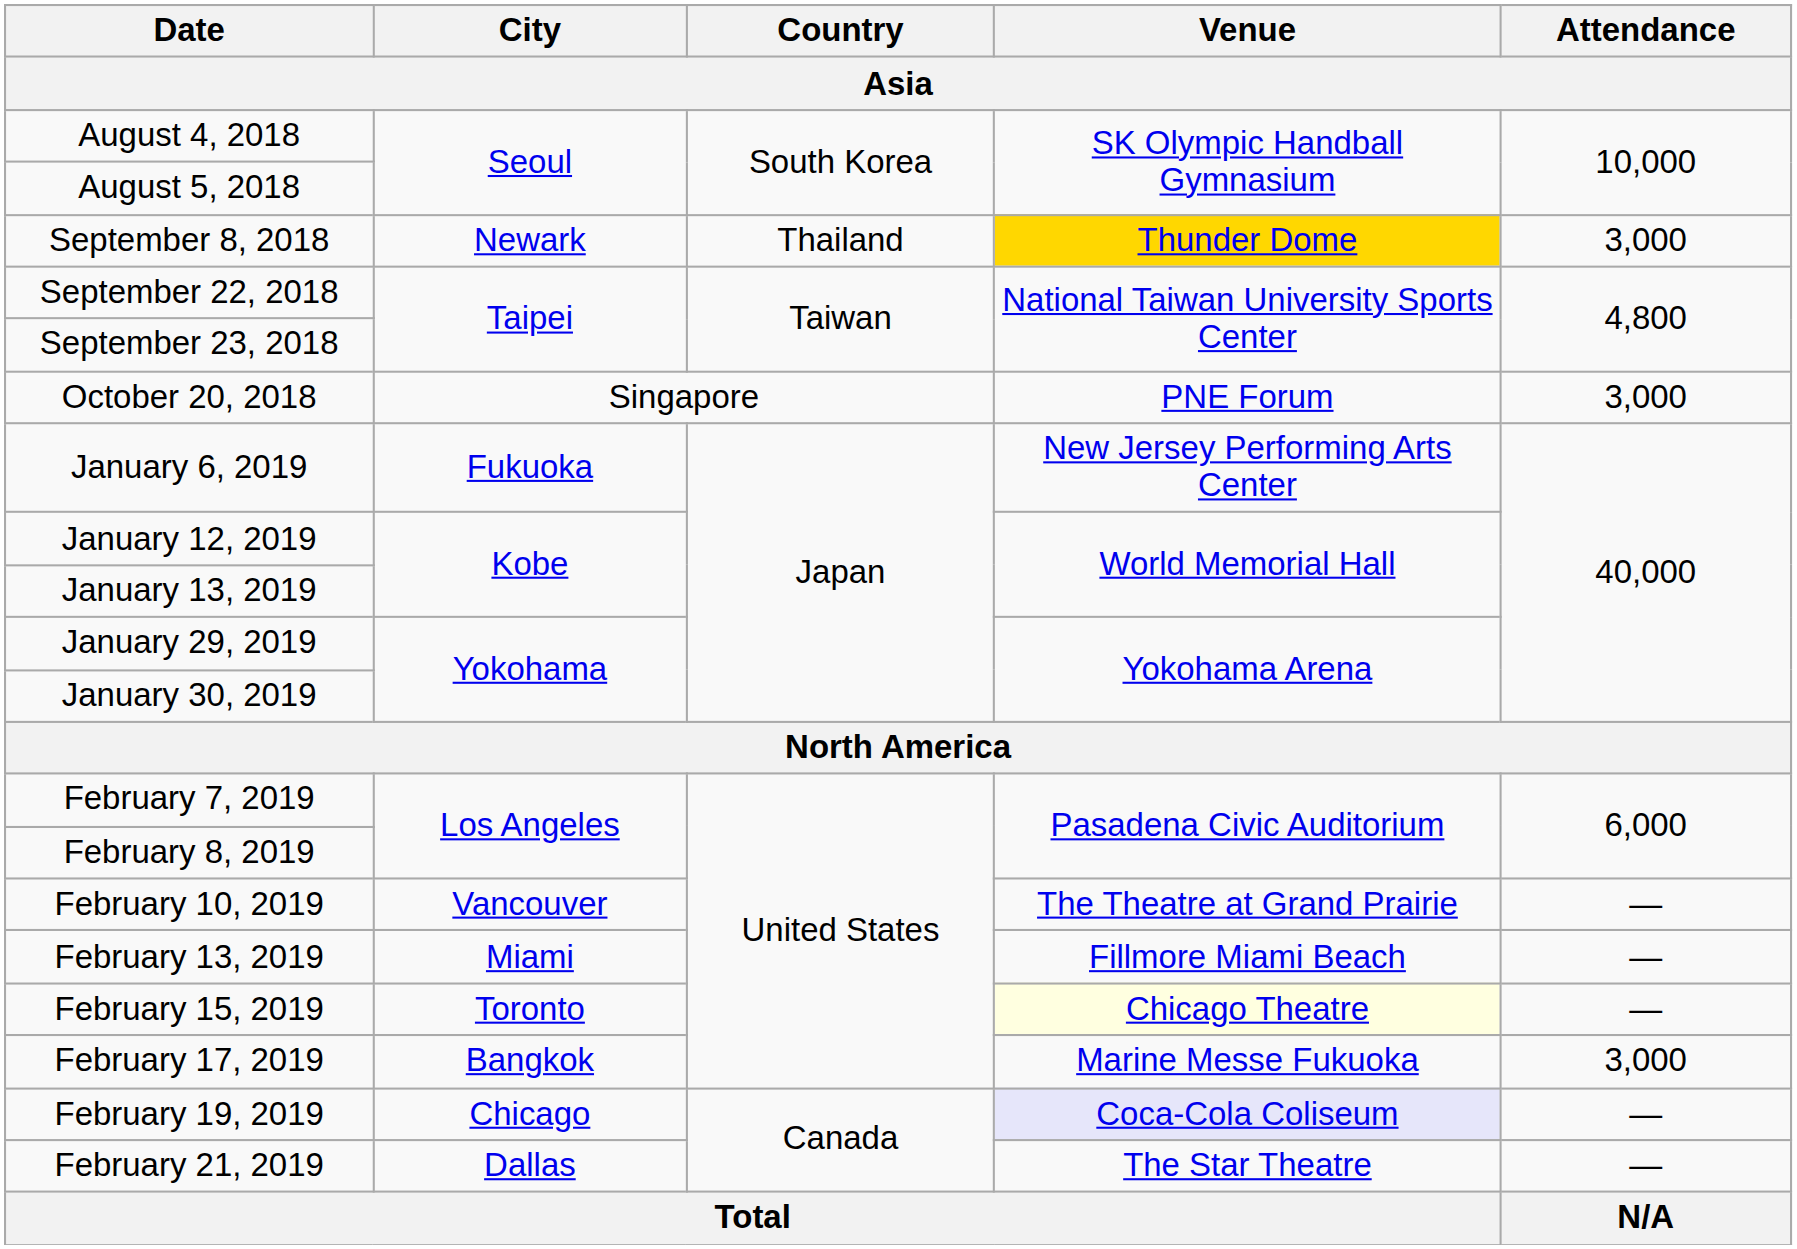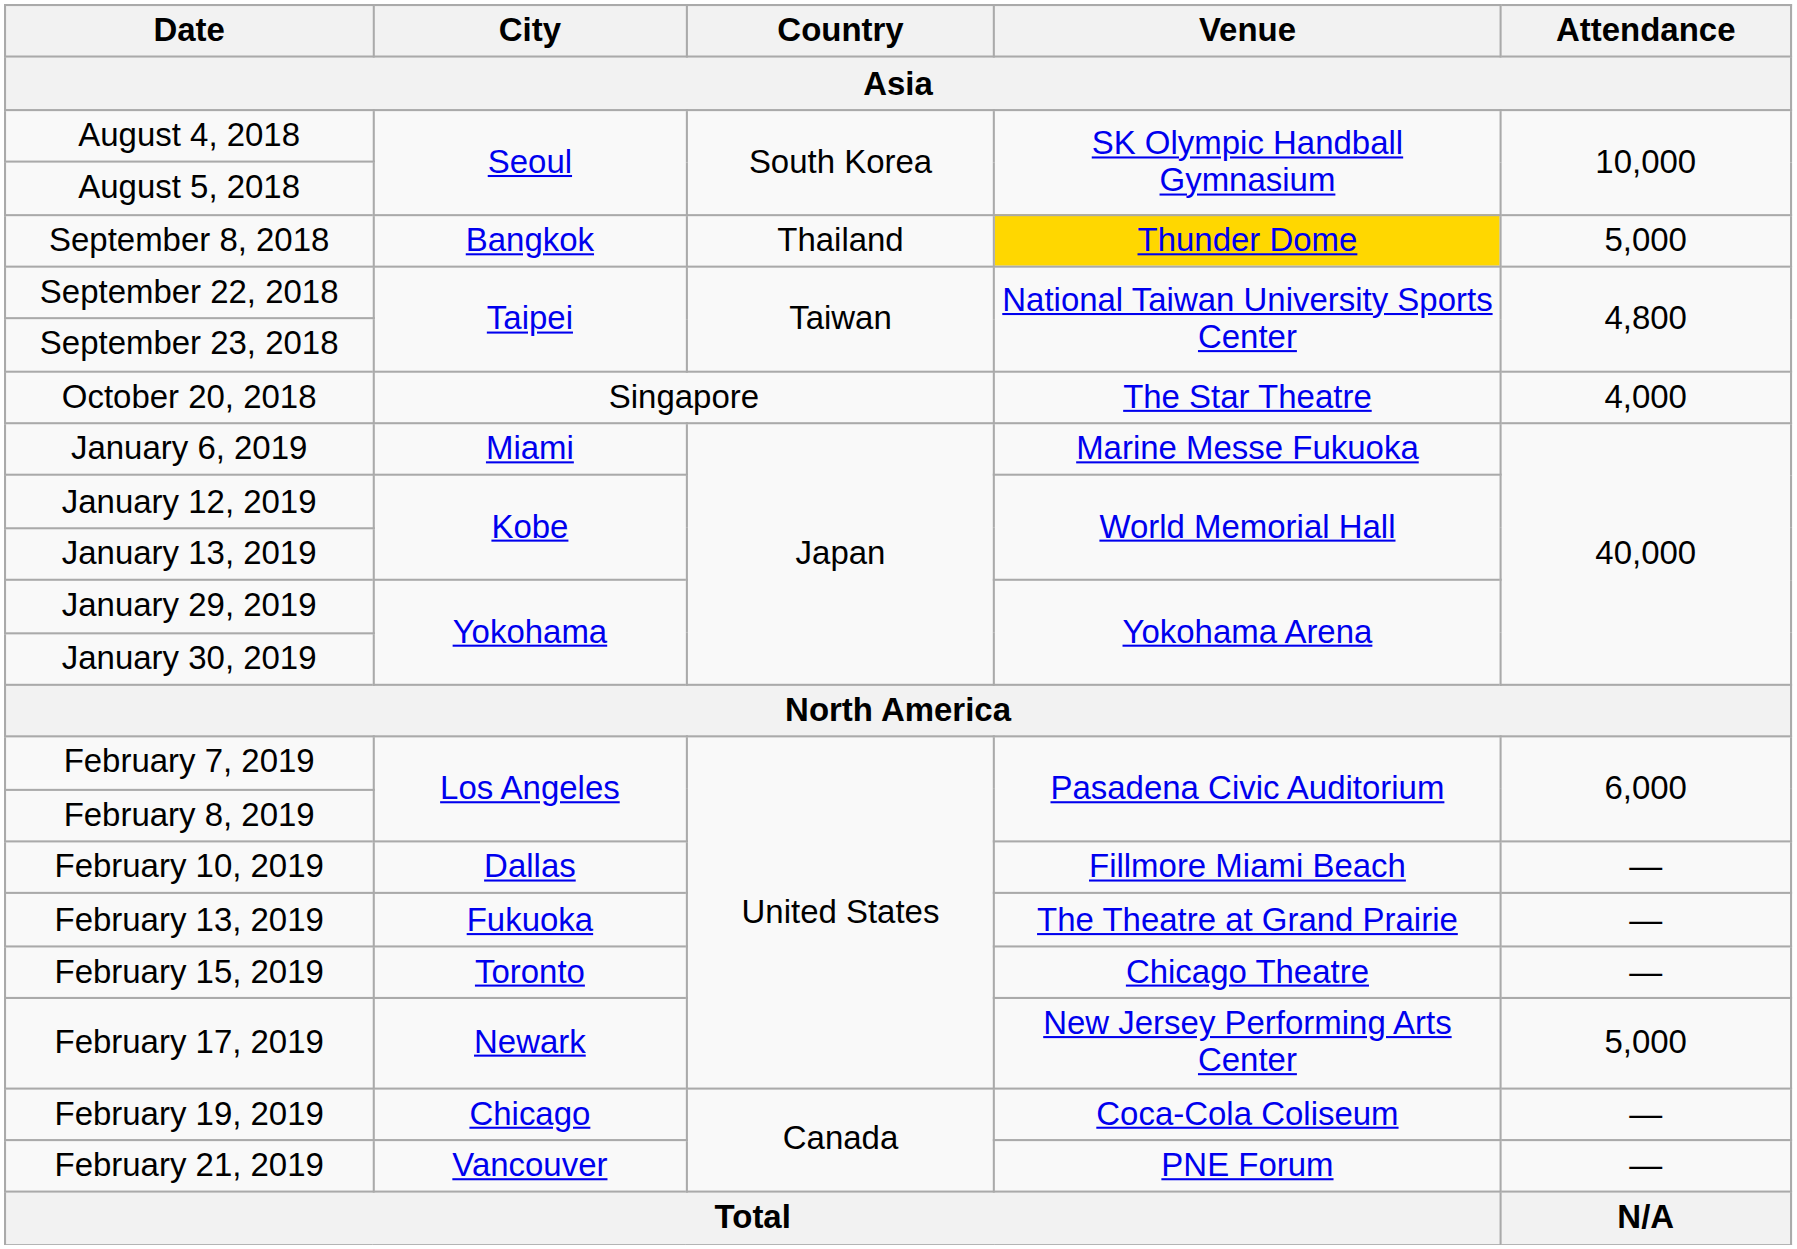(530, 239) Newark -> (530, 239) Bangkok
(1646, 239) 3,000 -> (1646, 239) 5,000
(1247, 396) PNE Forum -> (1247, 396) The Star Theatre
(1646, 396) 3,000 -> (1646, 396) 4,000
(530, 467) Fukuoka -> (530, 448) Miami
(1247, 467) New Jersey Performing Arts Center -> (1247, 448) Marine Messe Fukuoka
(530, 904) Vancouver -> (530, 866) Dallas
(1247, 904) The Theatre at Grand Prairie -> (1247, 866) Fillmore Miami Beach
(530, 956) Miami -> (530, 919) Fukuoka
(1247, 956) Fillmore Miami Beach -> (1247, 919) The Theatre at Grand Prairie
(1247, 1008) lightyellow background -> (1247, 971) no background
(530, 1060) Bangkok -> (530, 1042) Newark
(1247, 1060) Marine Messe Fukuoka -> (1247, 1042) New Jersey Performing Arts Center
(1646, 1060) 3,000 -> (1646, 1042) 5,000
(1247, 1113) lavender background -> (1247, 1113) no background
(530, 1165) Dallas -> (530, 1165) Vancouver
(1247, 1165) The Star Theatre -> (1247, 1165) PNE Forum
